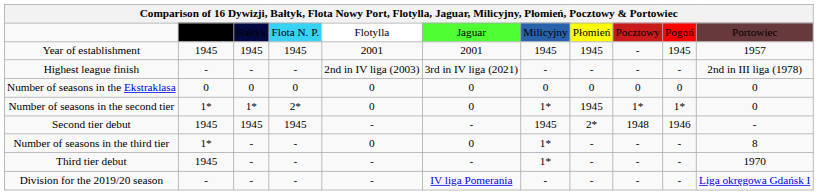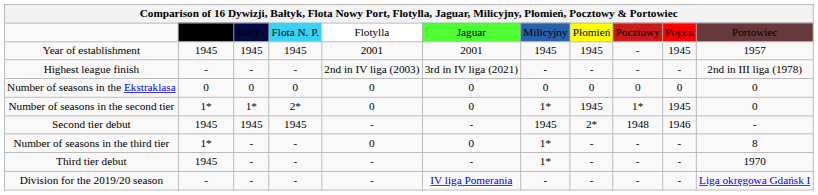(679, 106) 1* -> (679, 106) 1945
